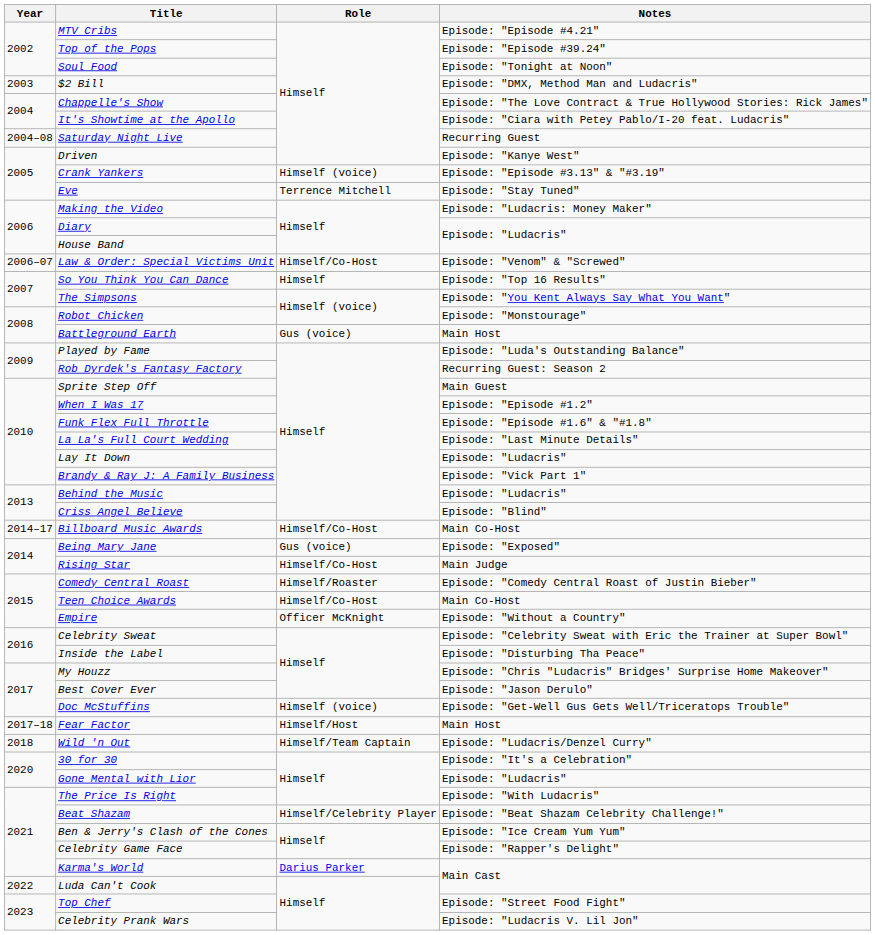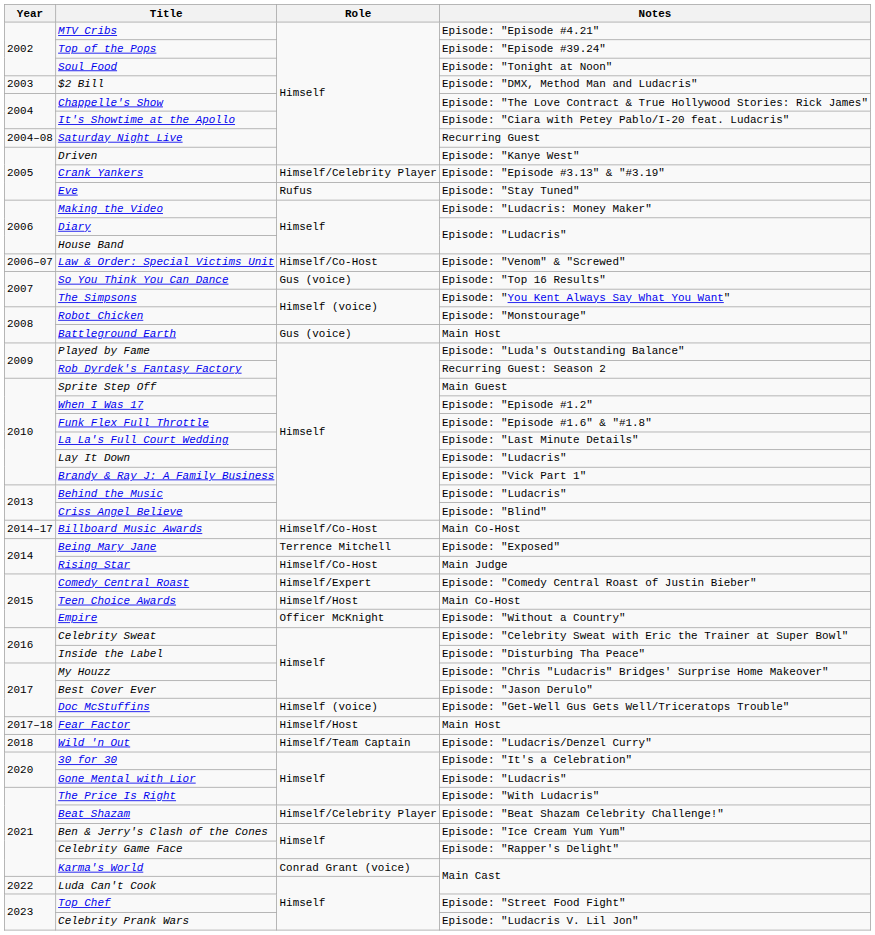(329, 173) Himself (voice) -> (358, 173) Himself/Celebrity Player
(335, 191) Terrence Mitchell -> (296, 191) Rufus
(302, 280) Himself -> (316, 280) Gus (voice)
(316, 547) Gus (voice) -> (335, 547) Terrence Mitchell
(329, 583) Himself/Roaster -> (325, 583) Himself/Expert
(329, 601) Himself/Co-Host -> (319, 601) Himself/Host
(322, 868) Darius Parker -> (345, 868) Conrad Grant (voice)
